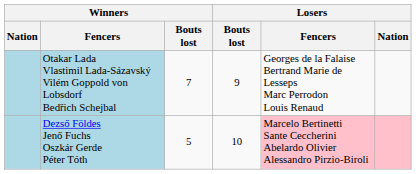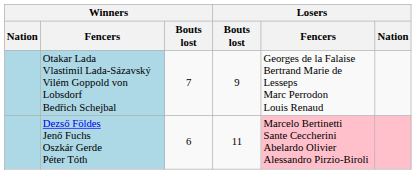(189, 142) 5 -> (189, 142) 6
(237, 142) 10 -> (237, 142) 11
